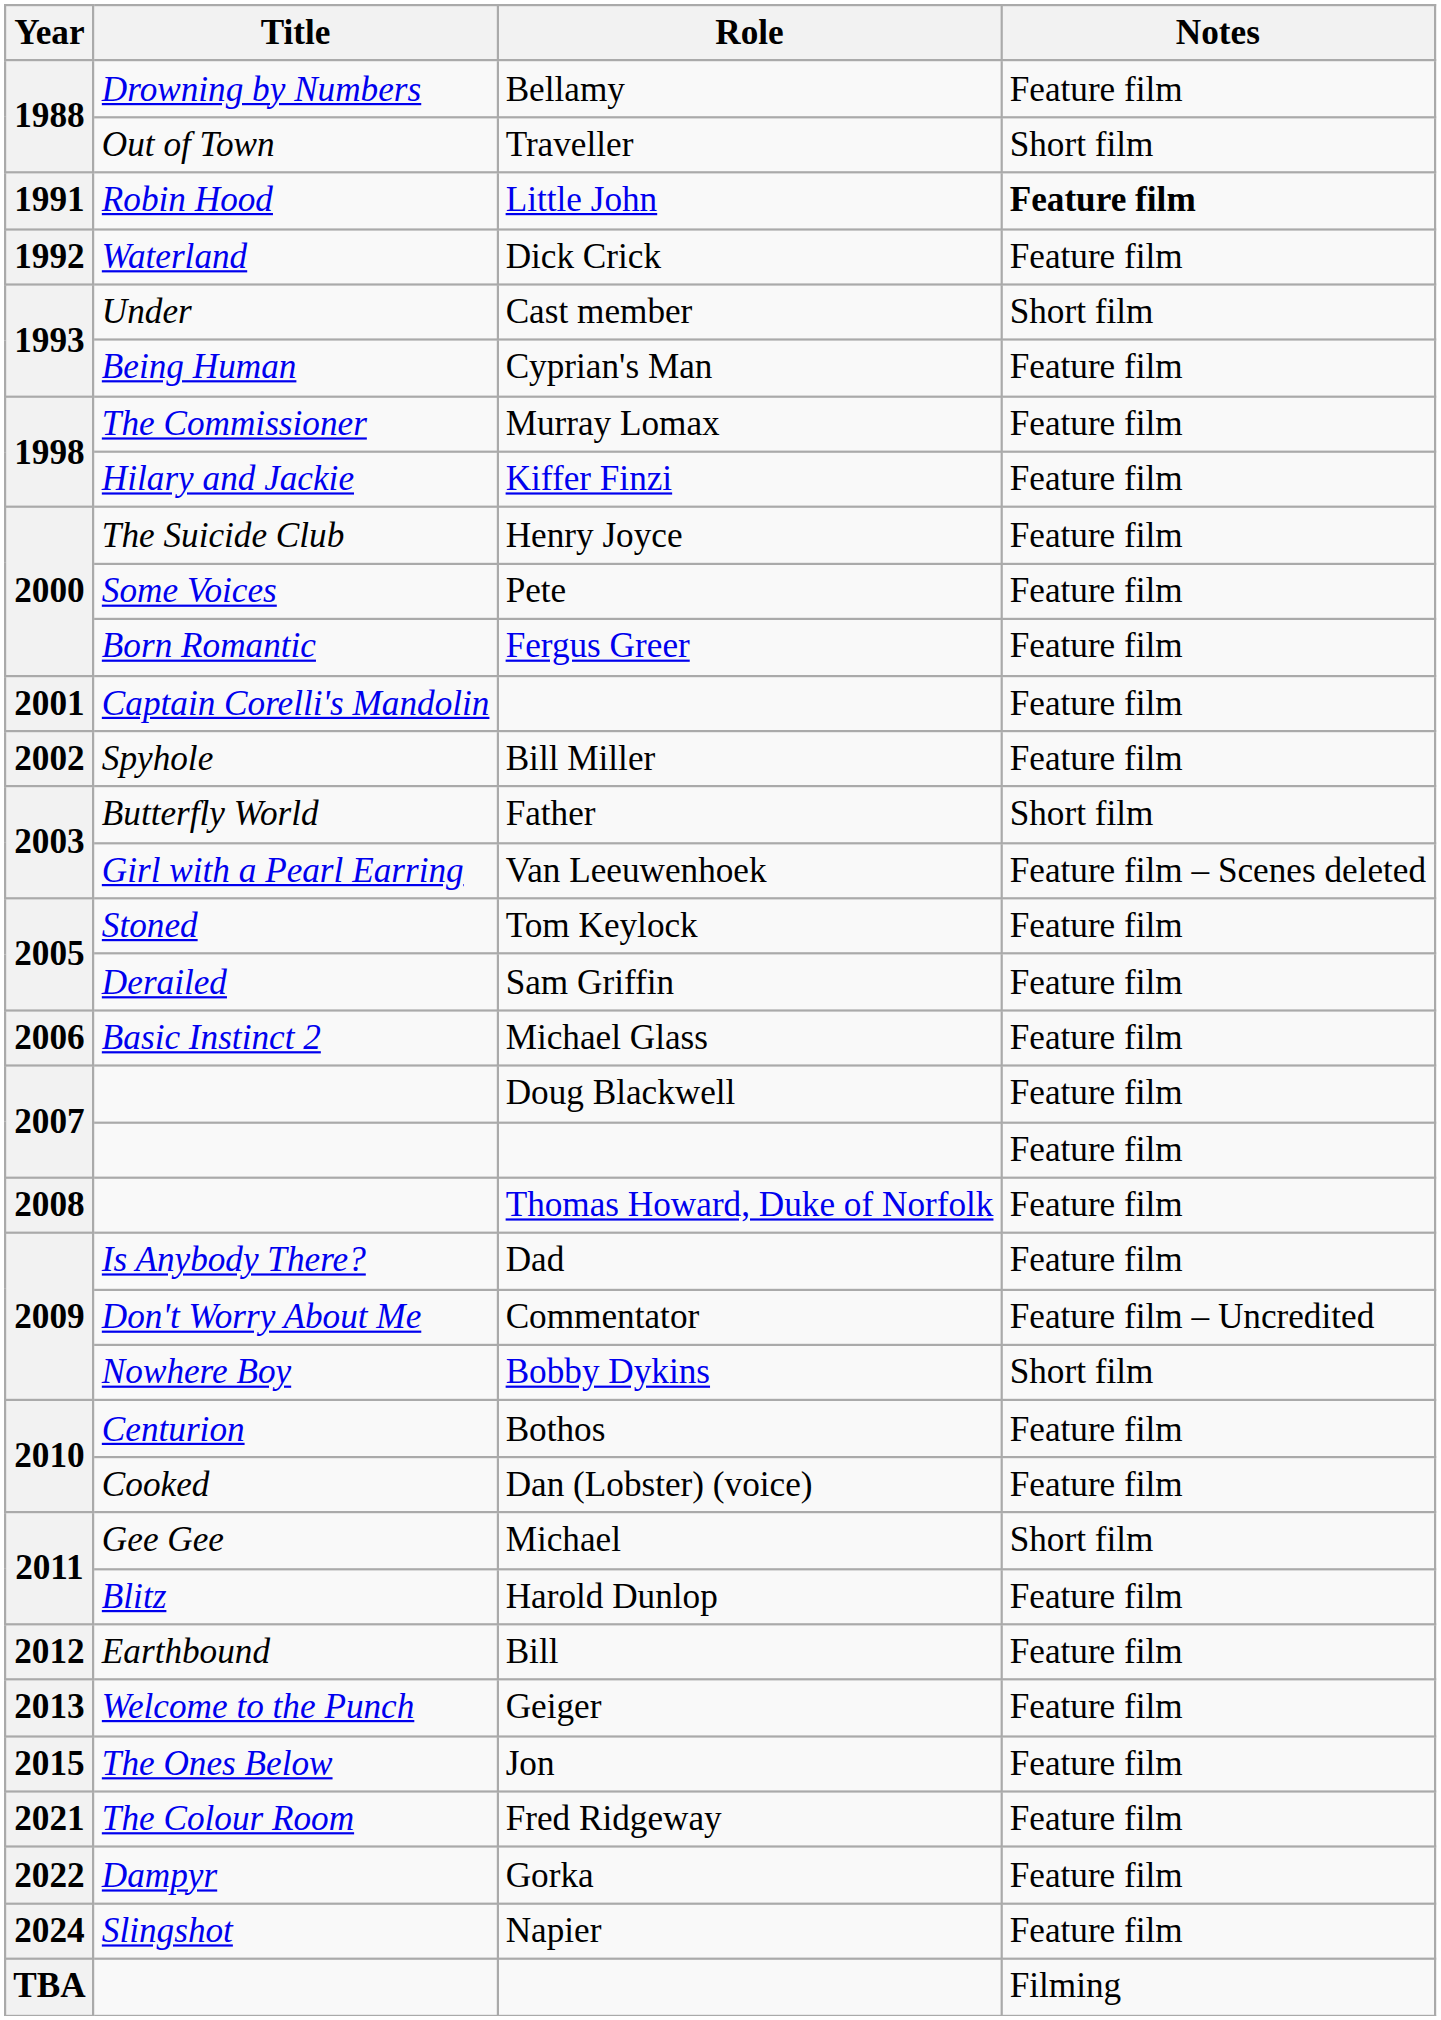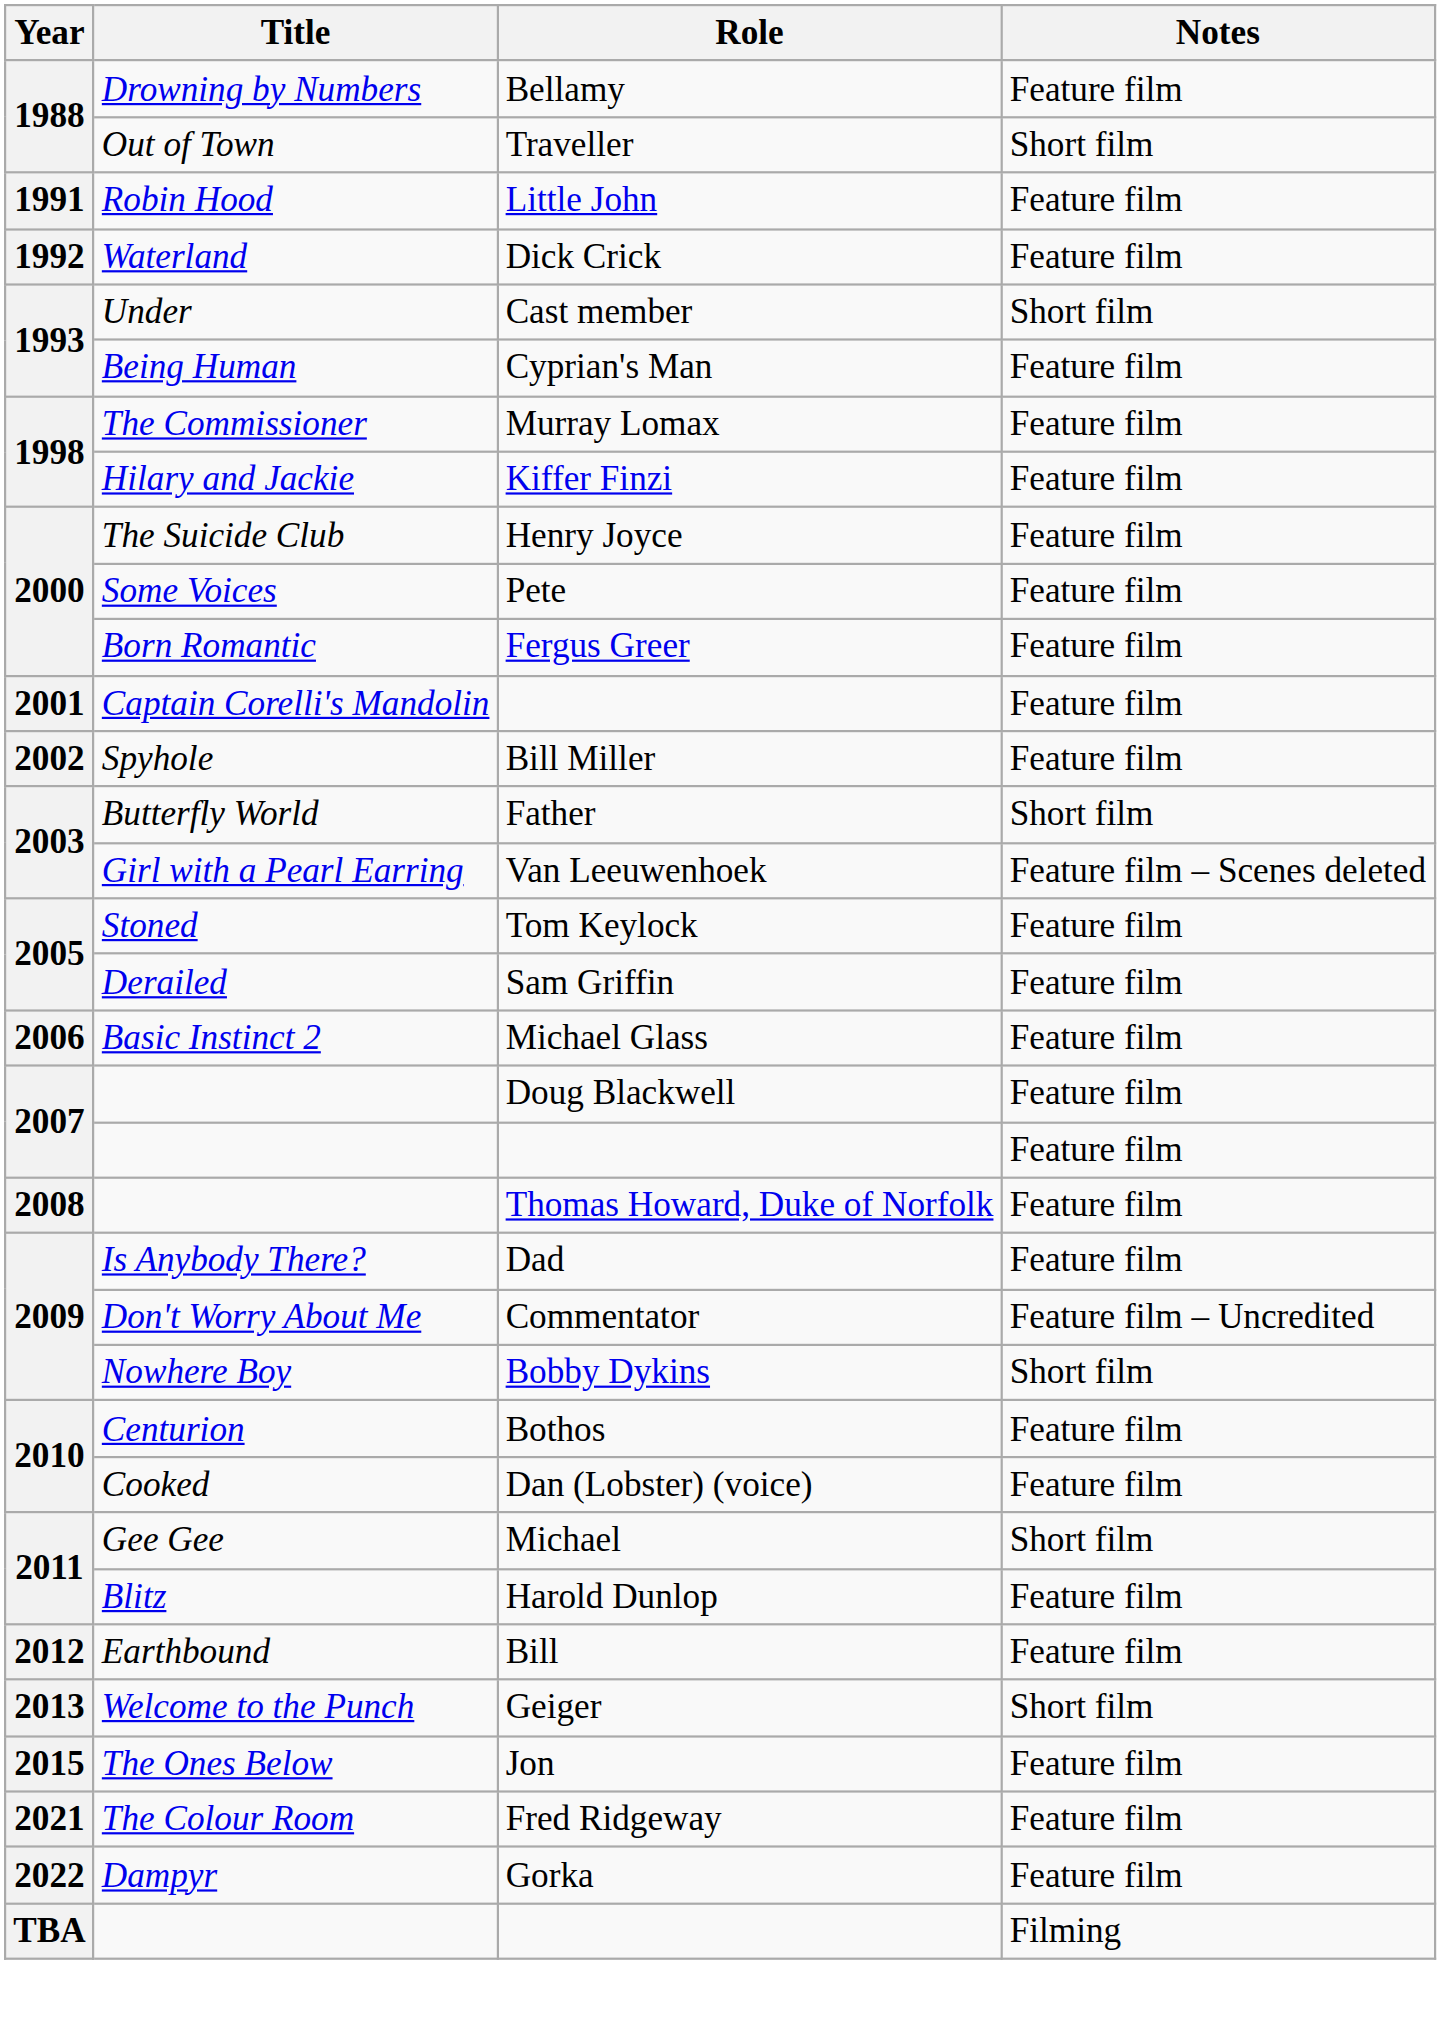(1103, 199) bold -> (1096, 199) normal
(1096, 1707) Feature film -> (1082, 1707) Short film
- row: (49, 1930)
